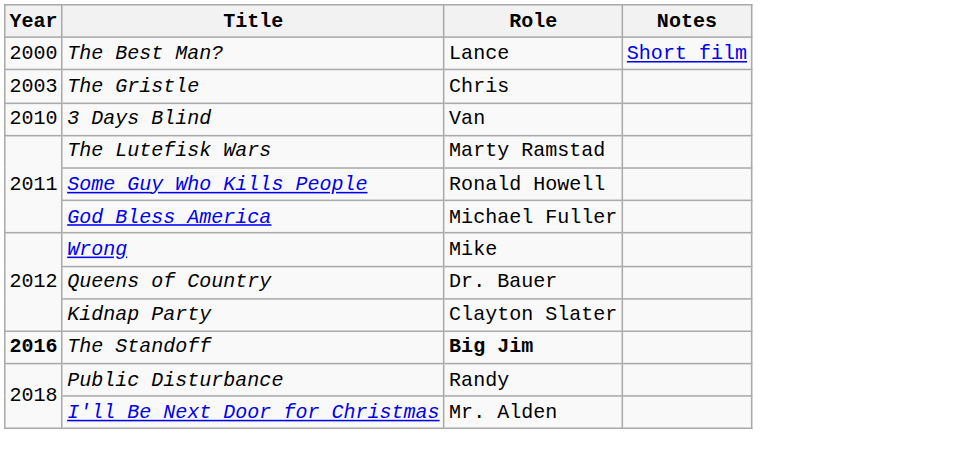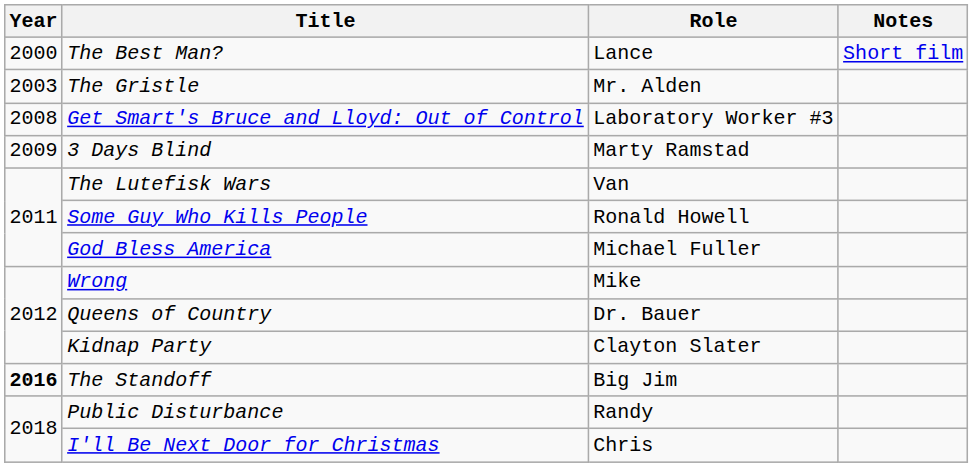(479, 86) Chris -> (647, 86) Mr. Alden
+ row: (325, 119)
(34, 119) 2010 -> (34, 152) 2009
(467, 119) Van -> (671, 152) Marty Ramstad
(527, 152) Marty Ramstad -> (611, 184) Van
(491, 347) bold -> (635, 380) normal
(503, 413) Mr. Alden -> (623, 445) Chris
